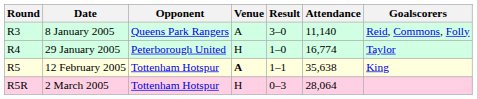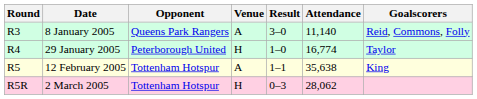(238, 67) bold -> (238, 67) normal
(321, 85) 28,064 -> (321, 85) 28,062
